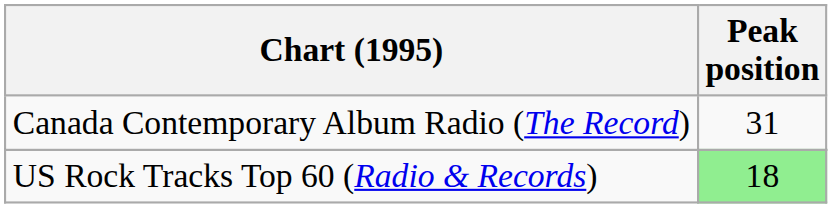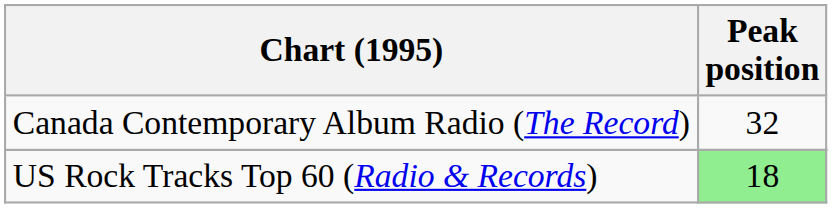(762, 122) 31 -> (762, 122) 32
